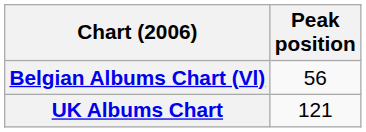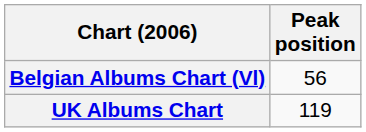(315, 110) 121 -> (315, 110) 119
